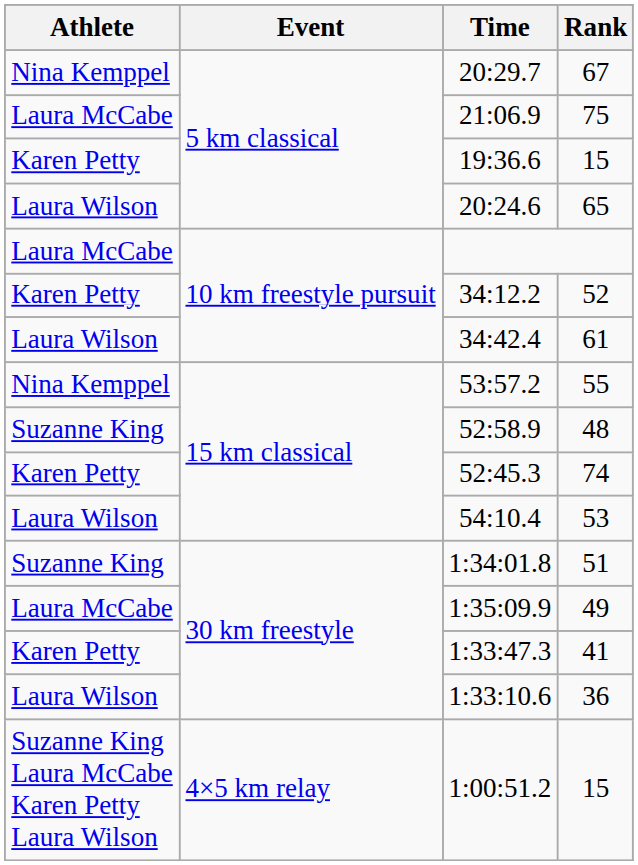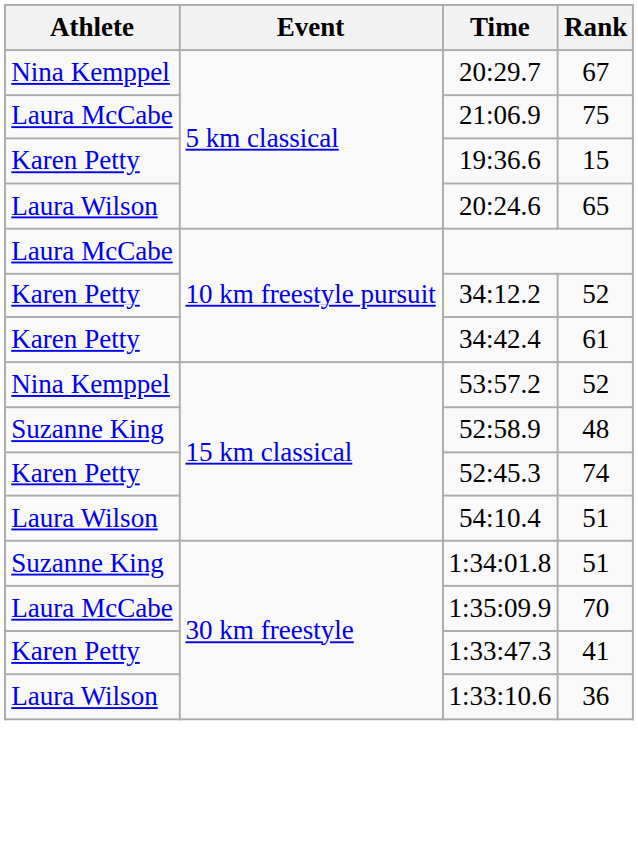(85, 339) Laura Wilson -> (76, 339) Karen Petty
(596, 384) 55 -> (596, 384) 52
(596, 518) 53 -> (596, 518) 51
(596, 607) 49 -> (596, 607) 70
- row: (500, 789)
